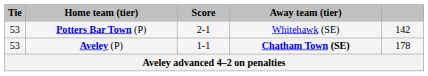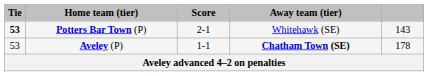(15, 29) normal -> (15, 29) bold
(403, 29) 142 -> (403, 29) 143
